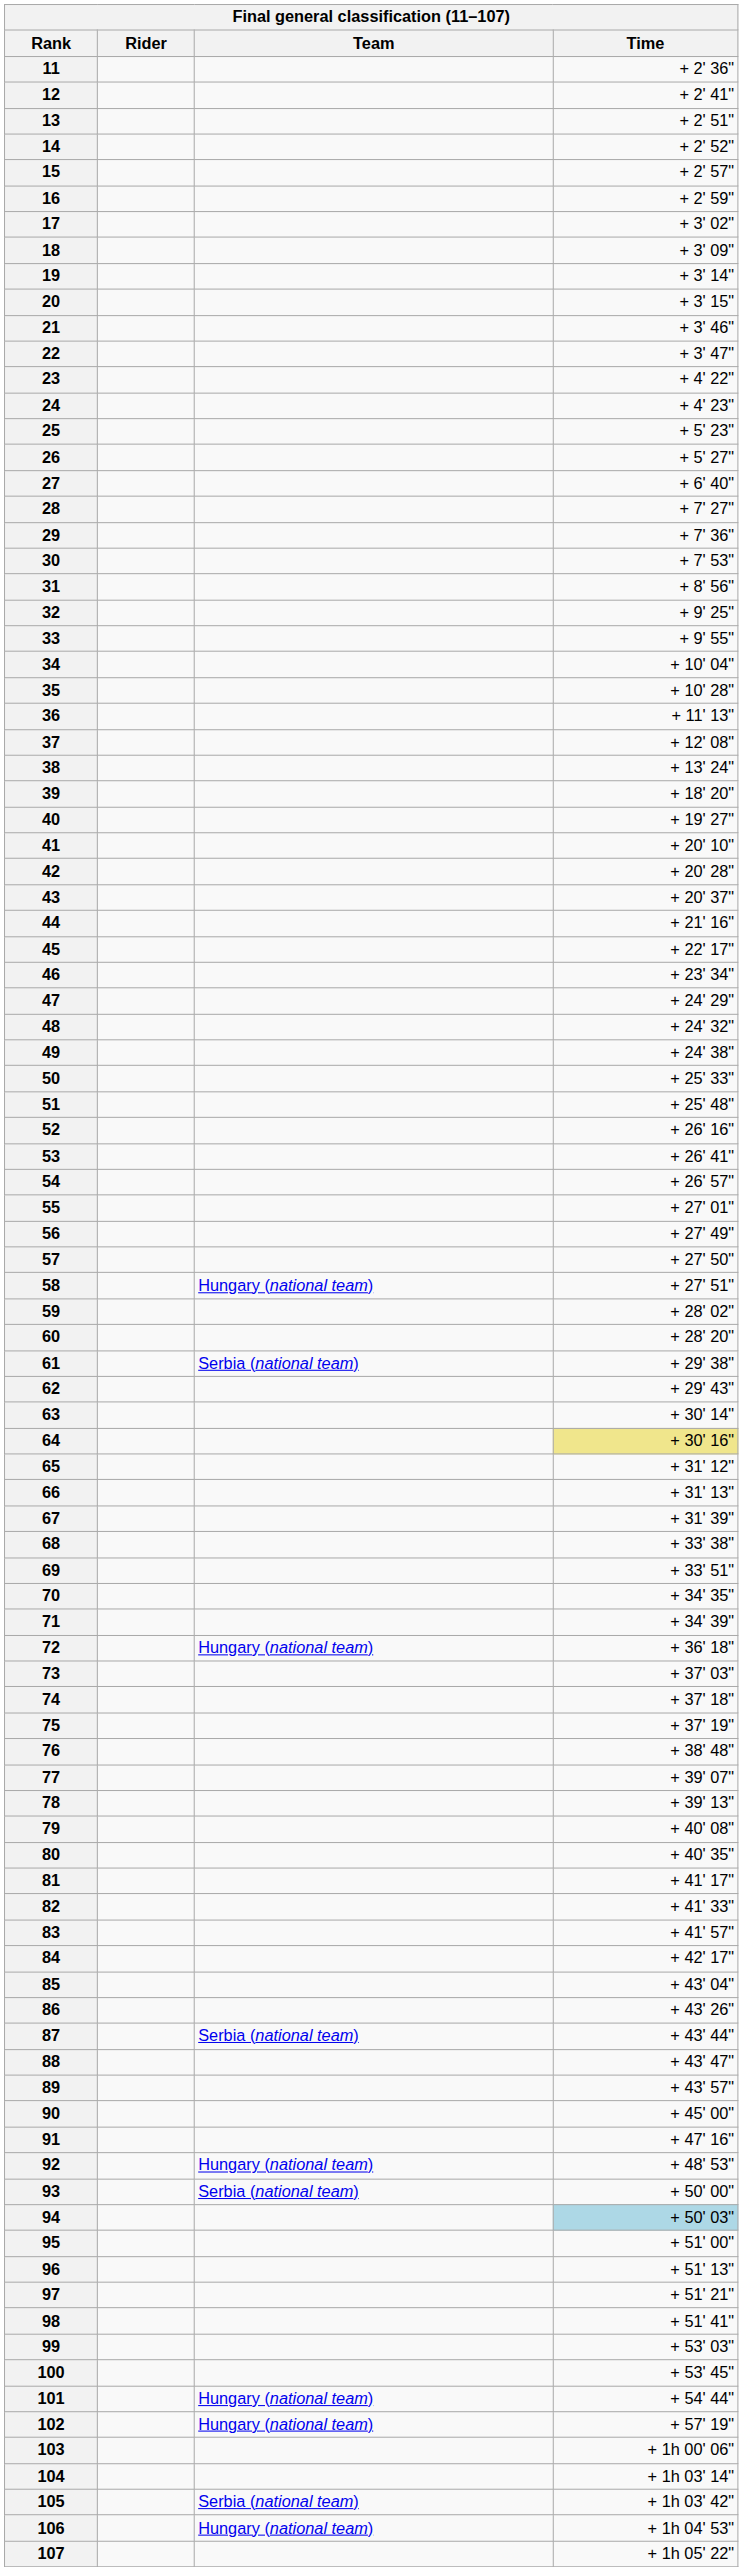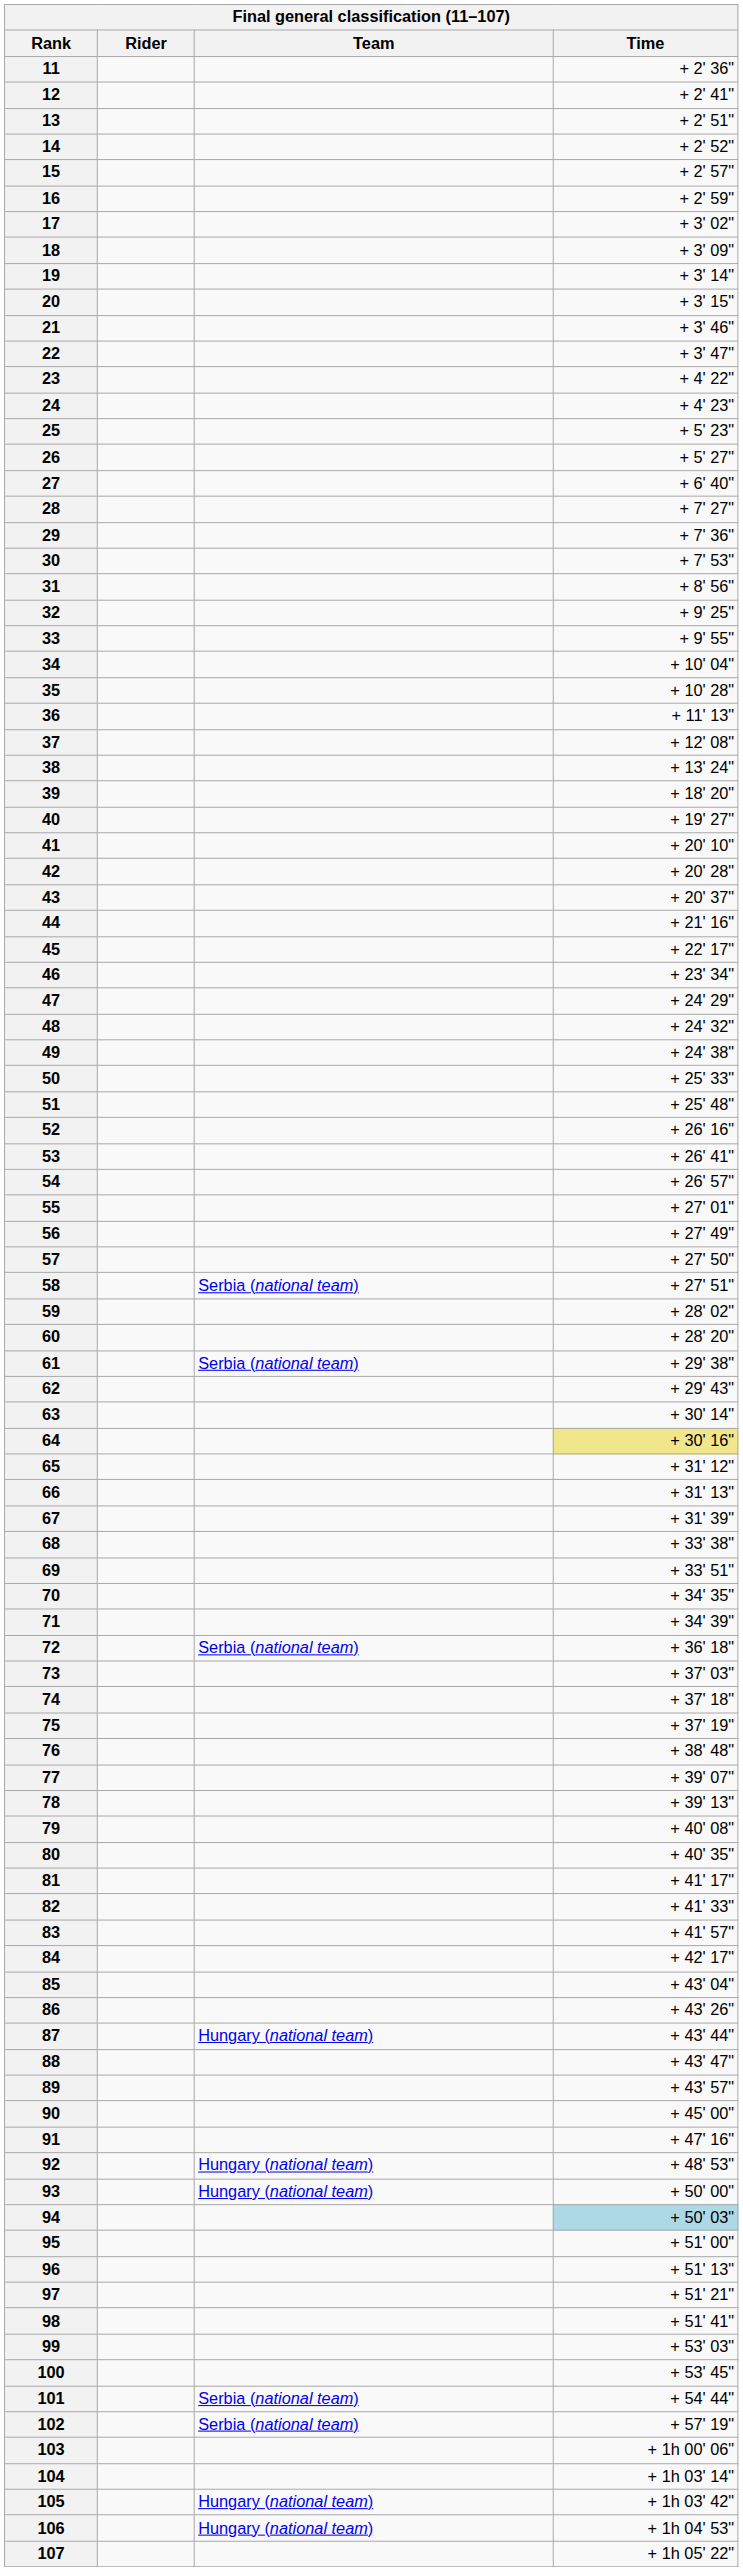(286, 1285) Hungary (national team) -> (278, 1285) Serbia (national team)
(286, 1648) Hungary (national team) -> (278, 1648) Serbia (national team)
(278, 2036) Serbia (national team) -> (286, 2036) Hungary (national team)
(278, 2191) Serbia (national team) -> (286, 2191) Hungary (national team)
(286, 2398) Hungary (national team) -> (278, 2398) Serbia (national team)
(286, 2424) Hungary (national team) -> (278, 2424) Serbia (national team)
(278, 2502) Serbia (national team) -> (286, 2502) Hungary (national team)
